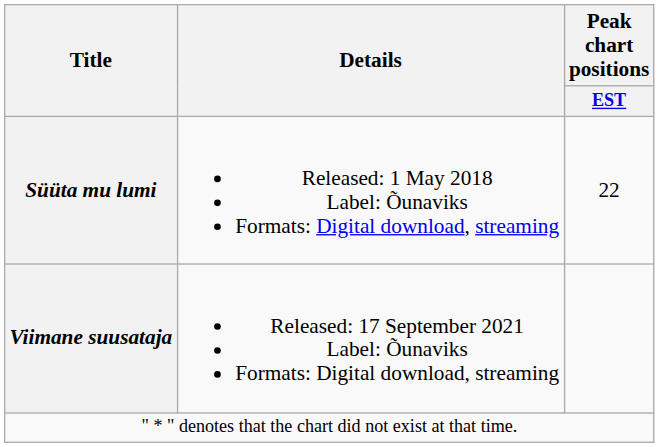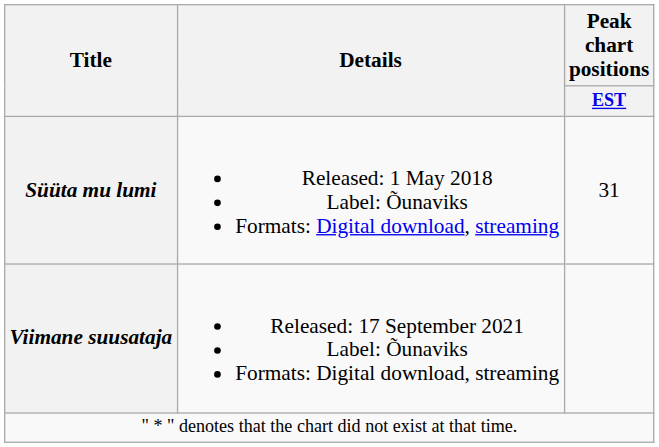(609, 190) 22 -> (609, 190) 31
